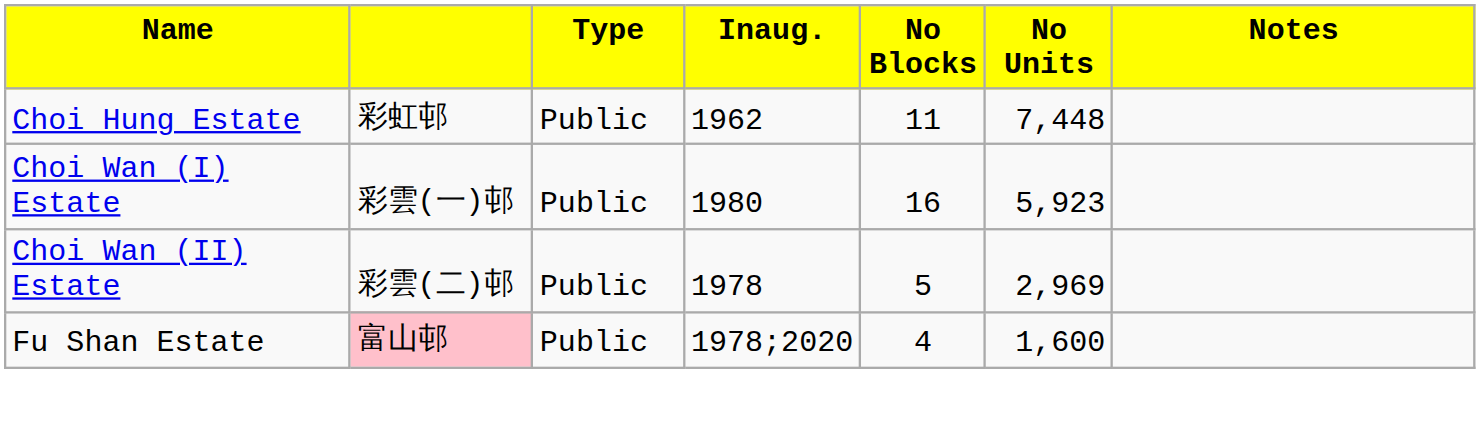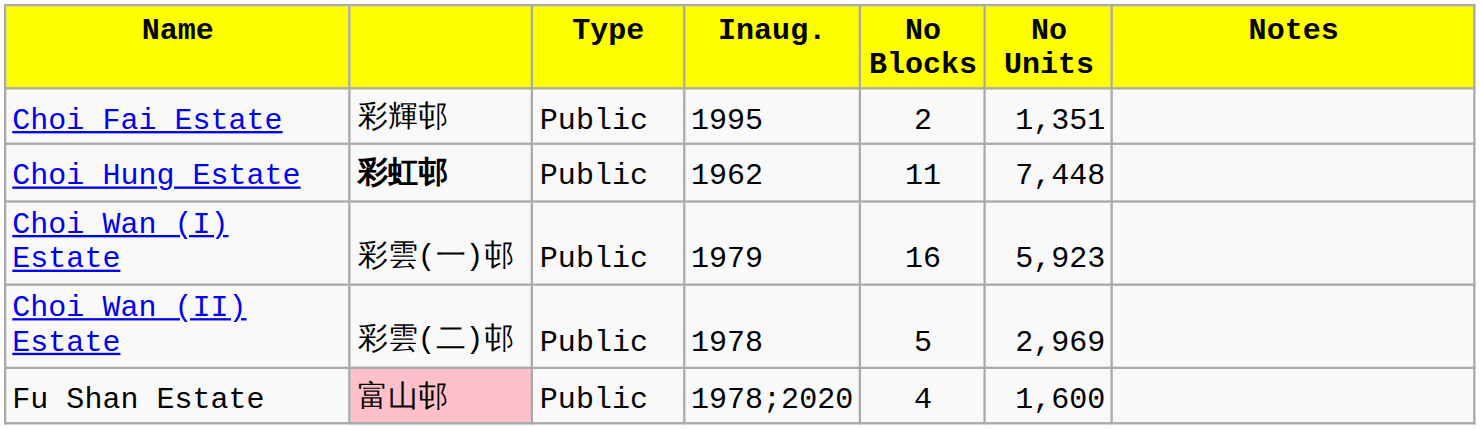+ row: (147, 120)
(403, 118) normal -> (403, 174) bold
(727, 204) 1980 -> (727, 260) 1979
